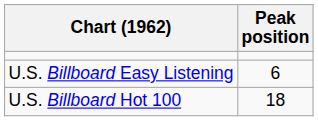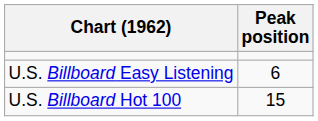(275, 101) 18 -> (275, 101) 15
